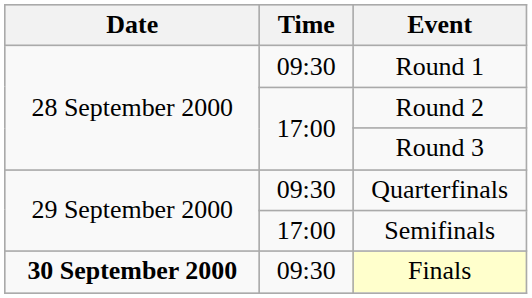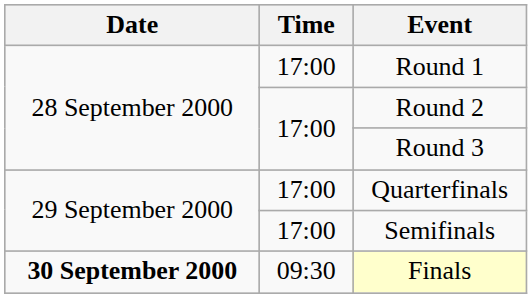(306, 66) 09:30 -> (306, 66) 17:00
(306, 189) 09:30 -> (306, 189) 17:00
